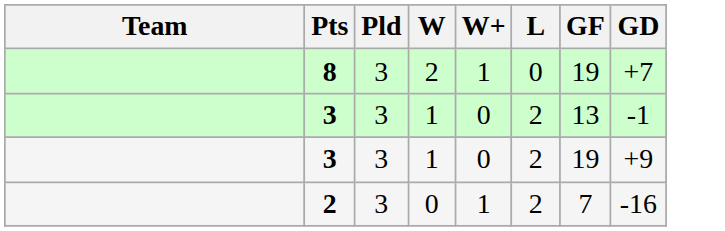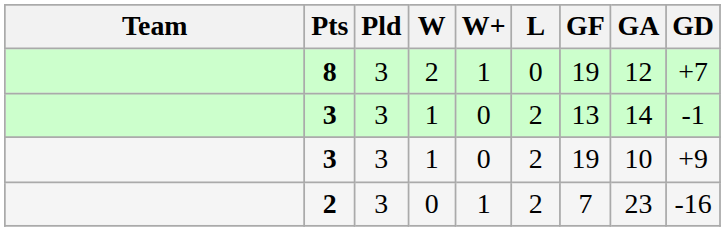+ column: (638, 26)
